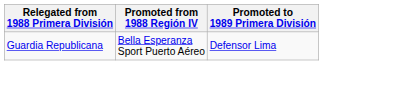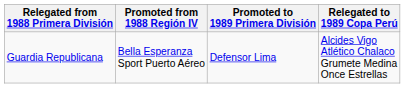+ column: (359, 18)
